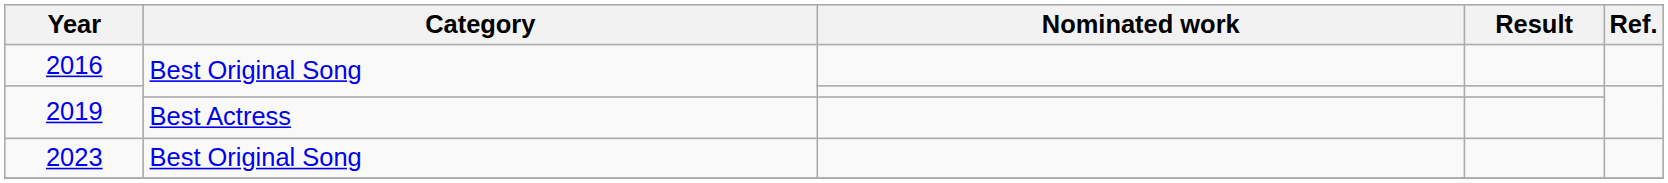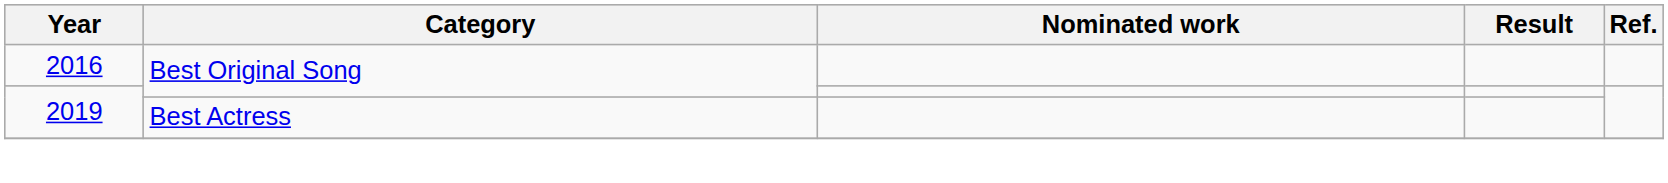- row: (74, 157)
